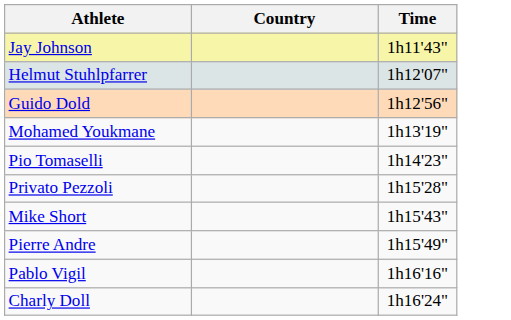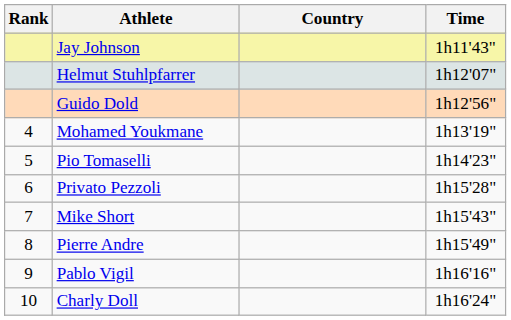+ column: (29, 19)
